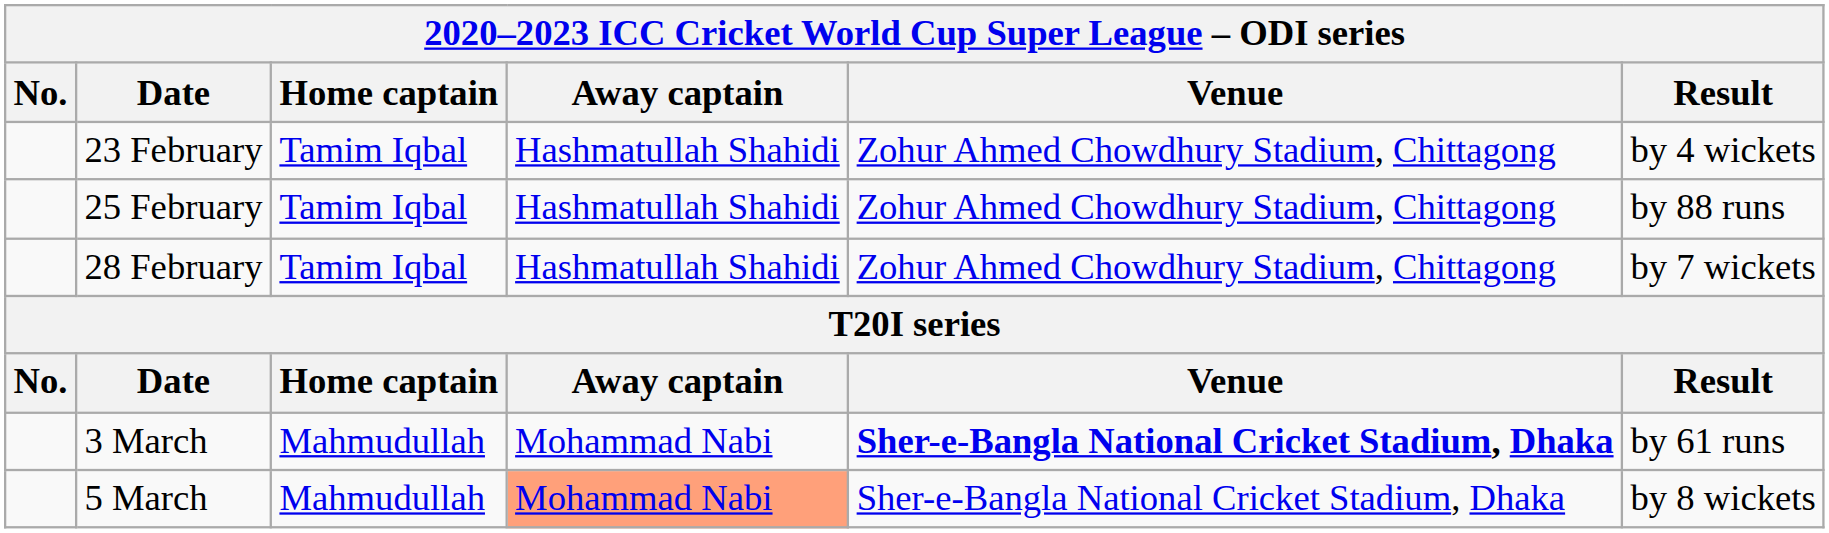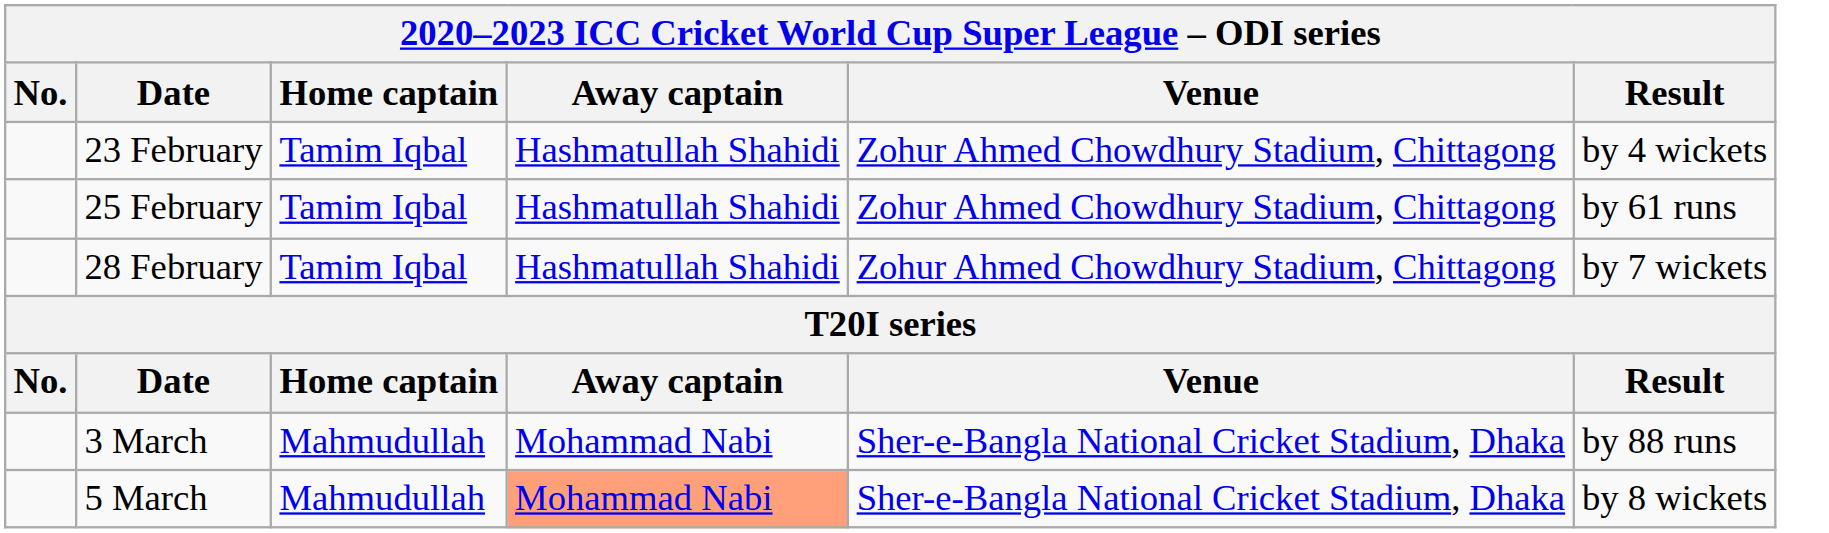(1708, 207) by 88 runs -> (1659, 207) by 61 runs
(1235, 440) bold -> (1211, 440) normal
(1708, 440) by 61 runs -> (1659, 440) by 88 runs
